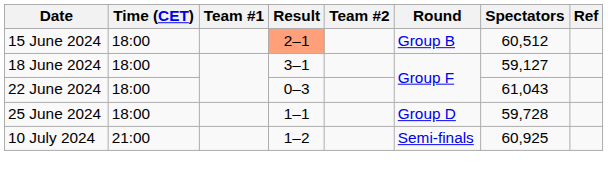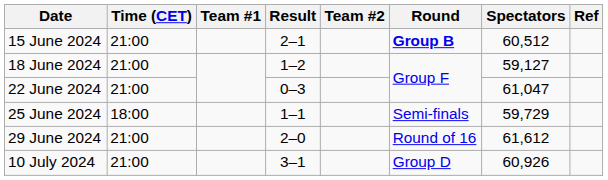(131, 41) 18:00 -> (129, 41) 21:00
(297, 41) lightsalmon background -> (293, 41) no background
(426, 41) normal -> (423, 41) bold
(131, 65) 18:00 -> (129, 65) 21:00
(297, 65) 3–1 -> (293, 65) 1–2
(131, 89) 18:00 -> (129, 89) 21:00
(525, 89) 61,043 -> (526, 89) 61,047
(427, 114) Group D -> (431, 114) Semi-finals
(525, 114) 59,728 -> (526, 114) 59,729
+ row: (55, 138)
(297, 138) 1–2 -> (293, 162) 3–1
(436, 138) Semi-finals -> (422, 162) Group D
(525, 138) 60,925 -> (526, 162) 60,926
